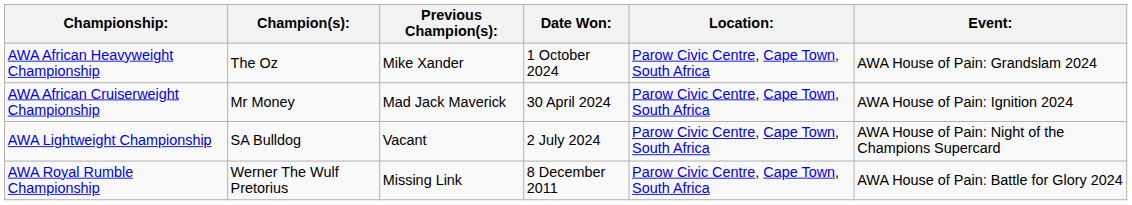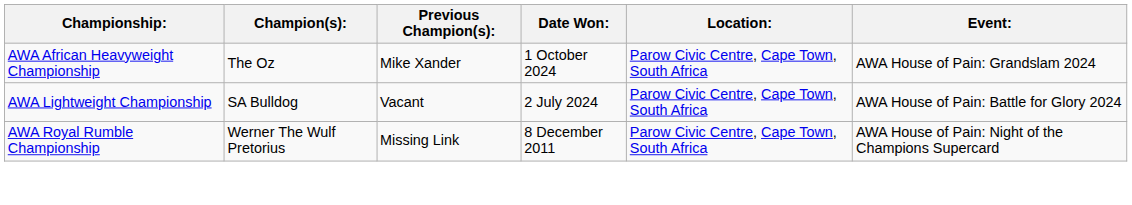- row: (93, 102)
(961, 141) AWA House of Pain: Night of the Champions Supercard -> (989, 102) AWA House of Pain: Battle for Glory 2024
(990, 180) AWA House of Pain: Battle for Glory 2024 -> (960, 141) AWA House of Pain: Night of the Champions Supercard
